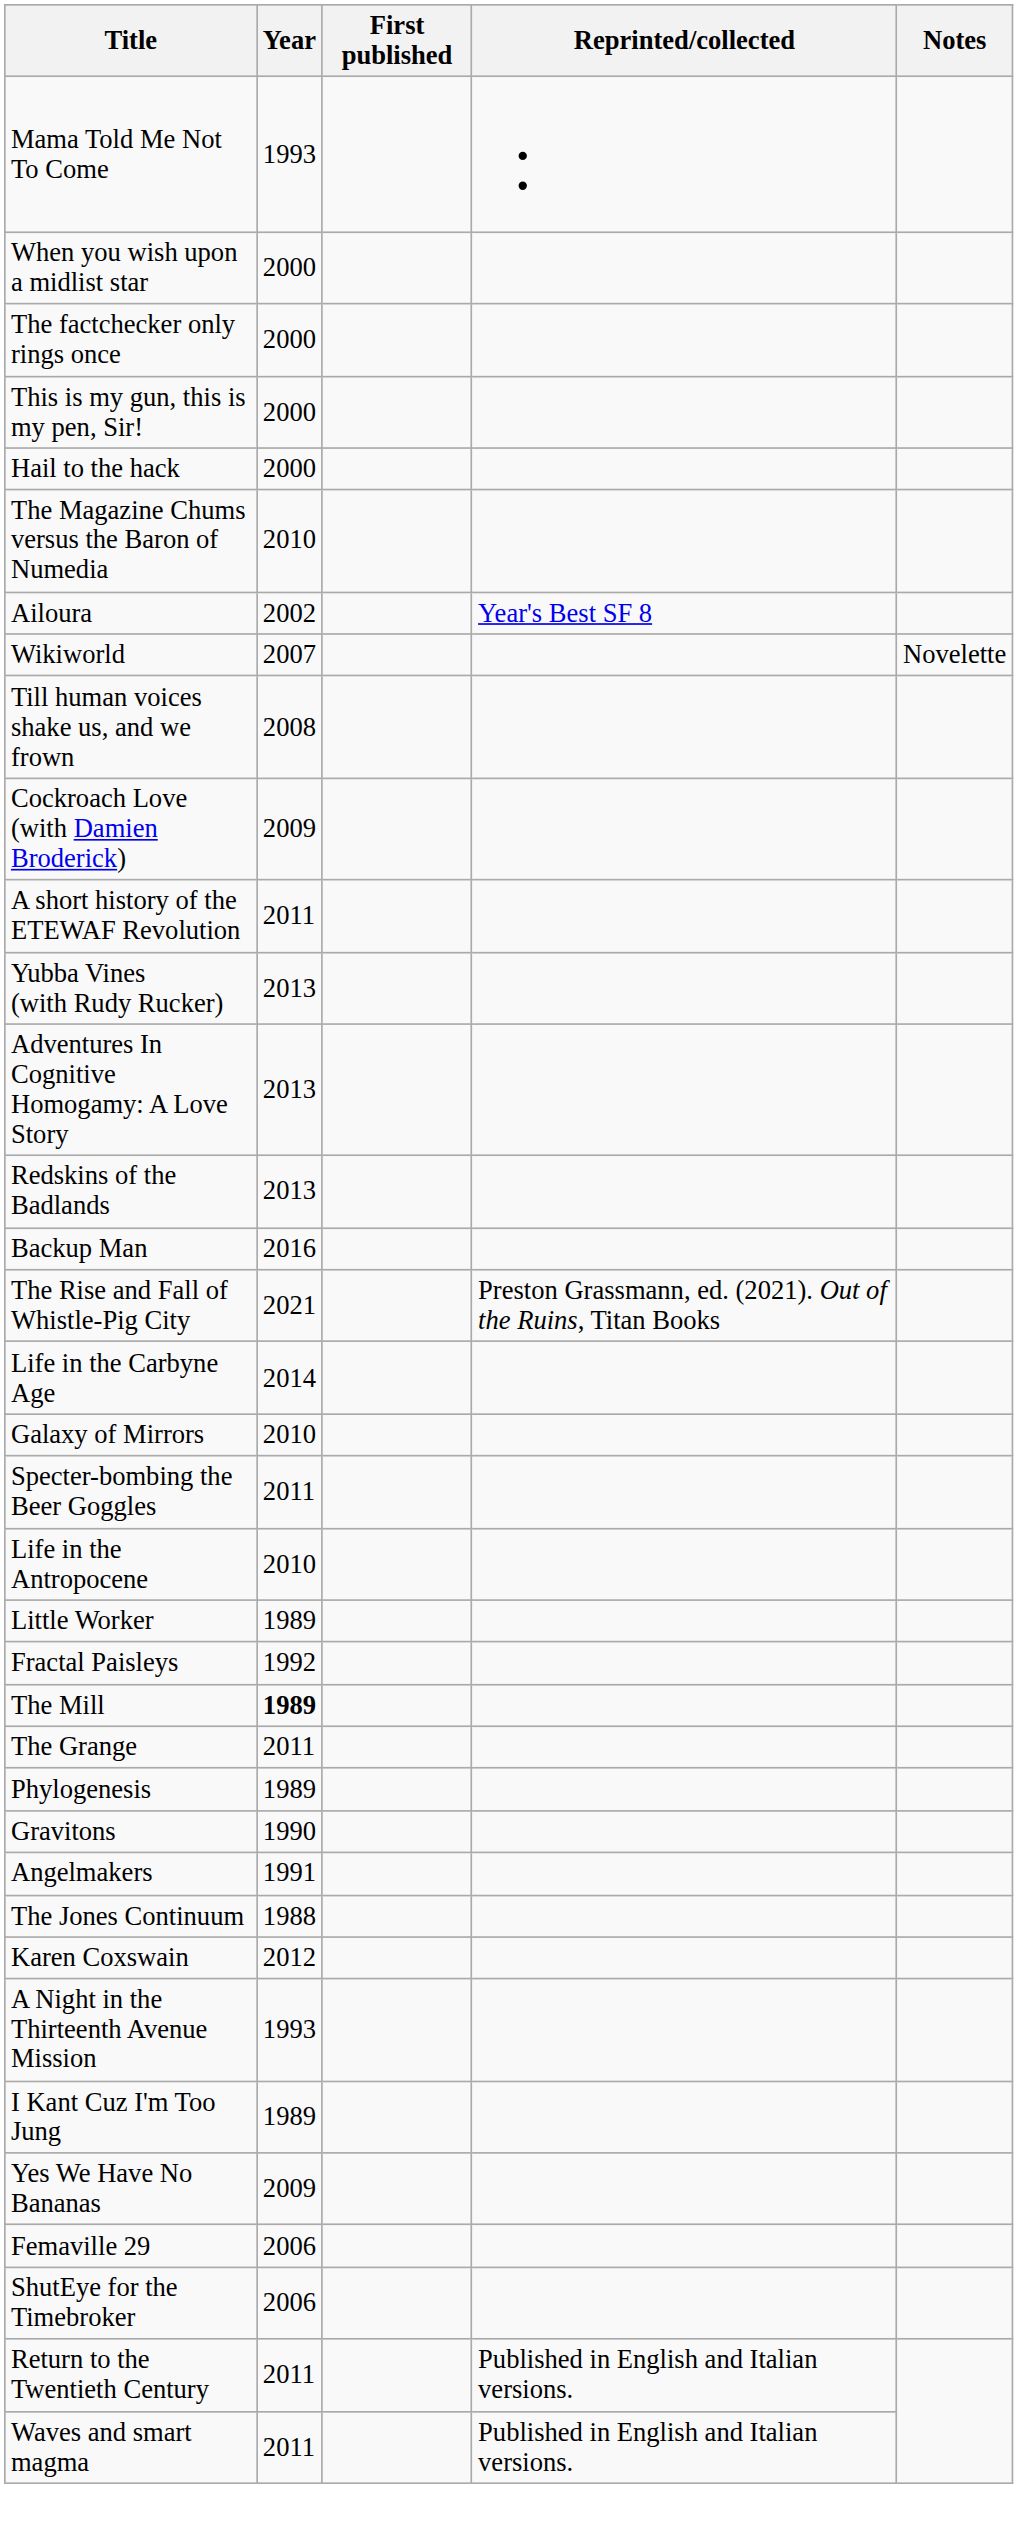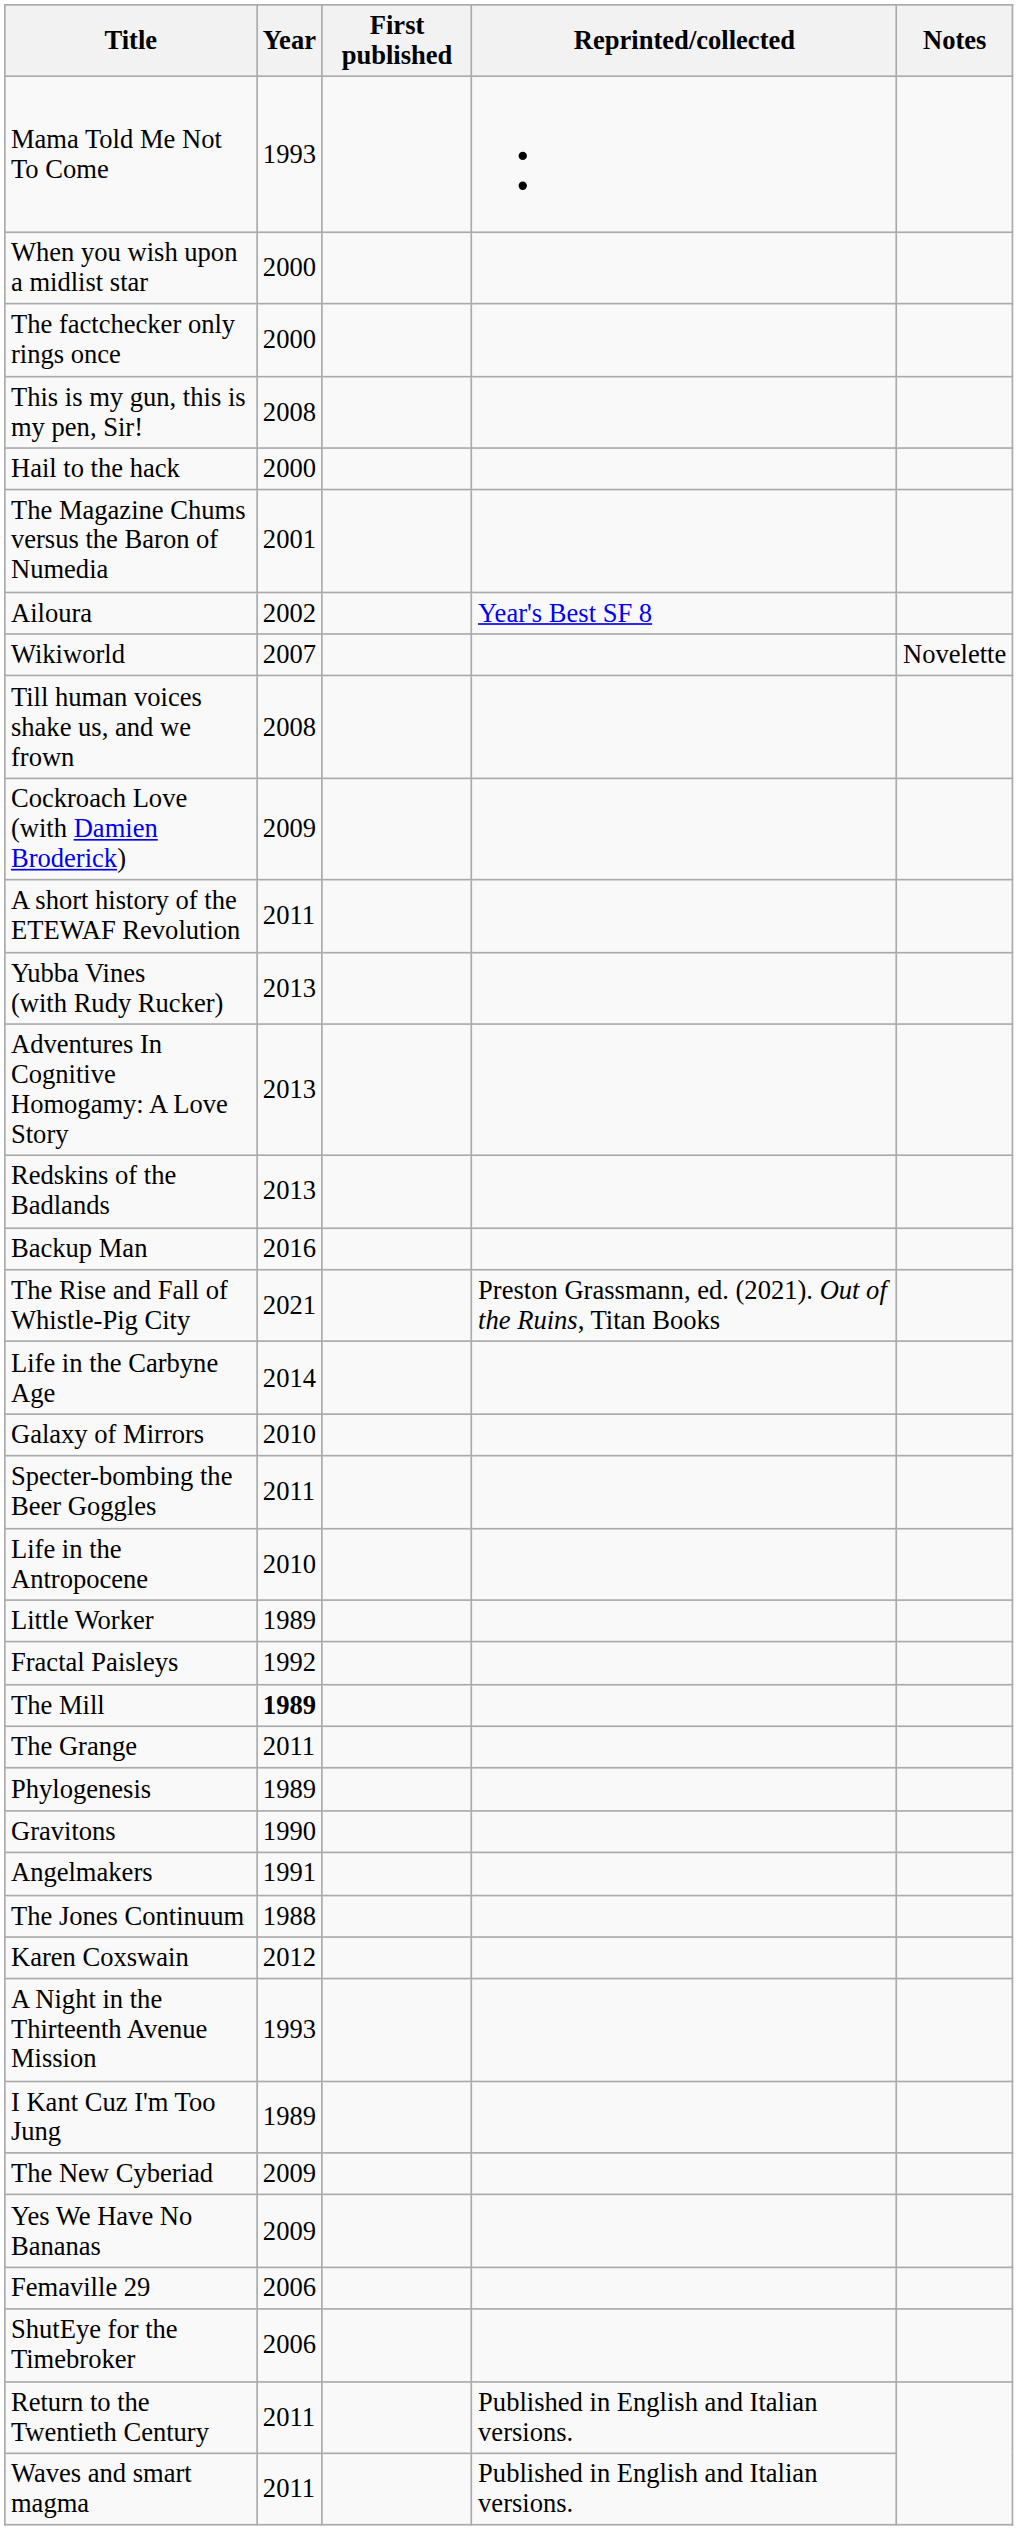(289, 411) 2000 -> (289, 411) 2008
(289, 540) 2010 -> (289, 540) 2001
+ row: (112, 2173)
